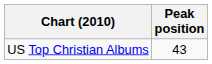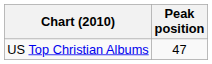(179, 49) 43 -> (179, 49) 47
